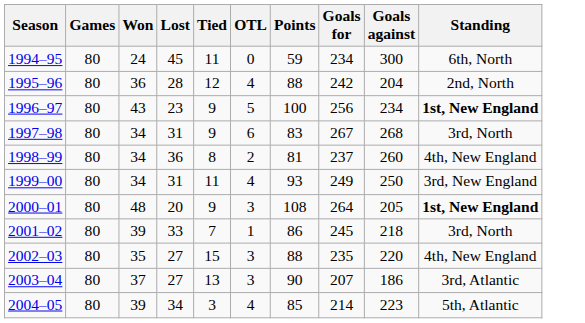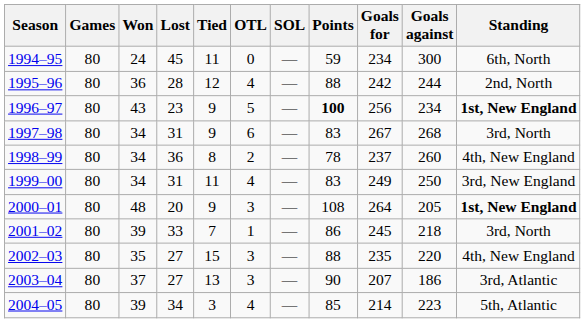+ column: (290, 25)
(391, 83) 204 -> (430, 83) 244
(295, 108) normal -> (333, 108) bold
(295, 157) 81 -> (333, 157) 78
(295, 181) 93 -> (333, 181) 83
